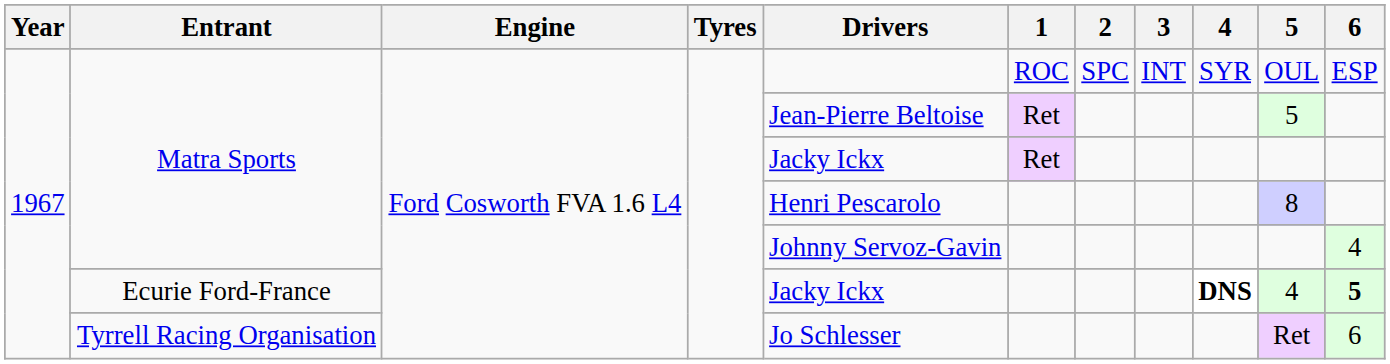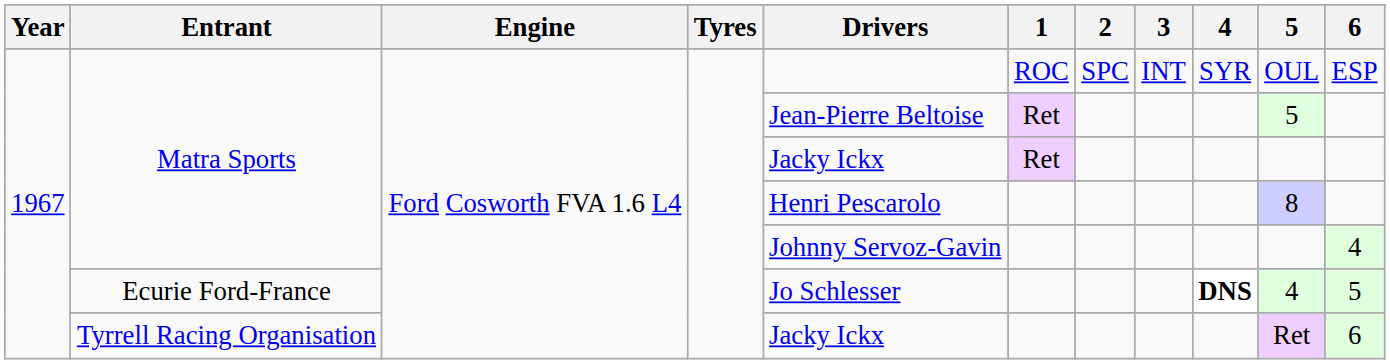(827, 291) Jacky Ickx -> (835, 291) Jo Schlesser
(1355, 291) bold -> (1355, 291) normal
(835, 335) Jo Schlesser -> (827, 335) Jacky Ickx
